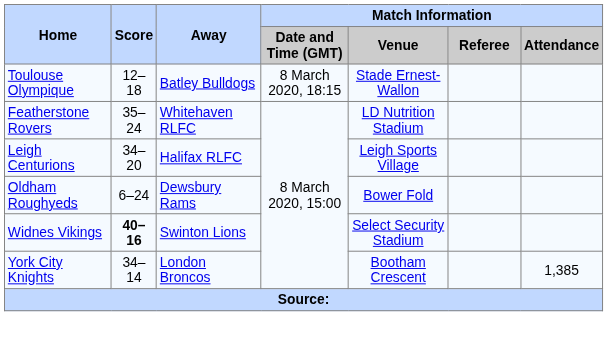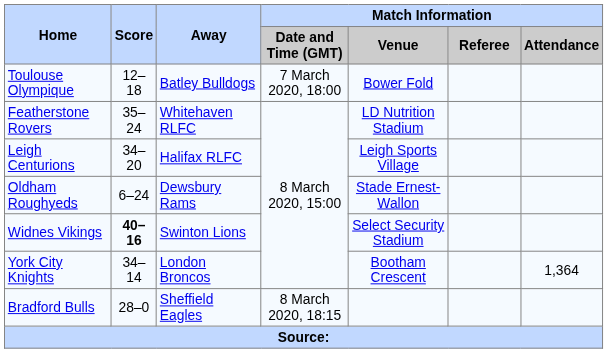(305, 83) 8 March 2020, 18:15 -> (305, 83) 7 March 2020, 18:00
(398, 83) Stade Ernest-Wallon -> (398, 83) Bower Fold
(398, 195) Bower Fold -> (398, 195) Stade Ernest-Wallon
(562, 270) 1,385 -> (562, 270) 1,364
+ row: (51, 307)
